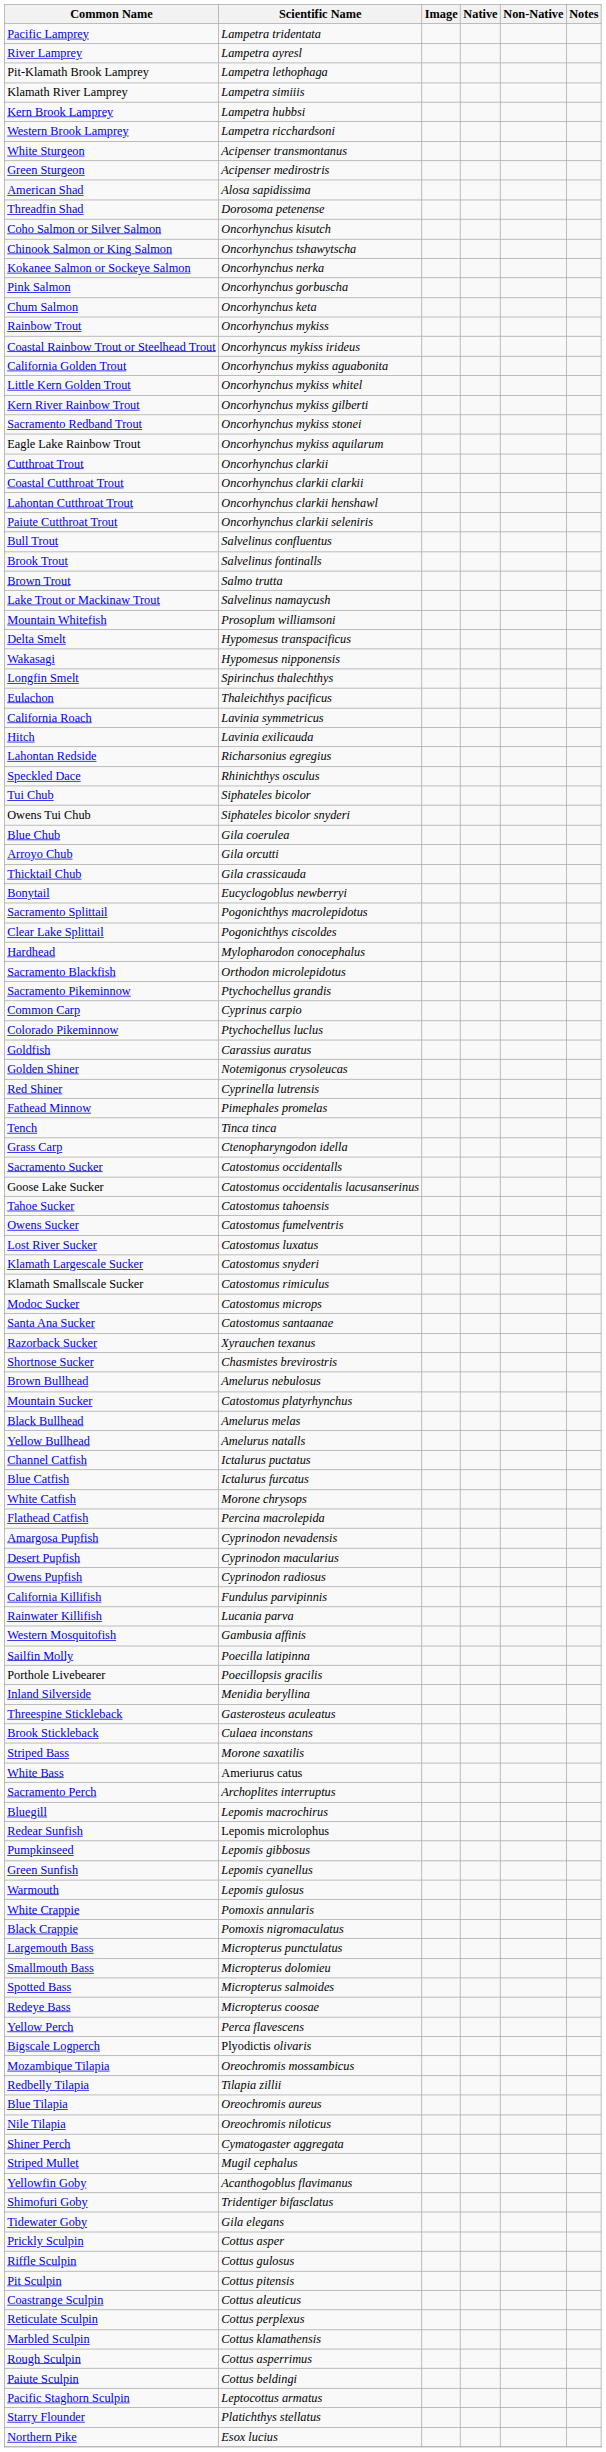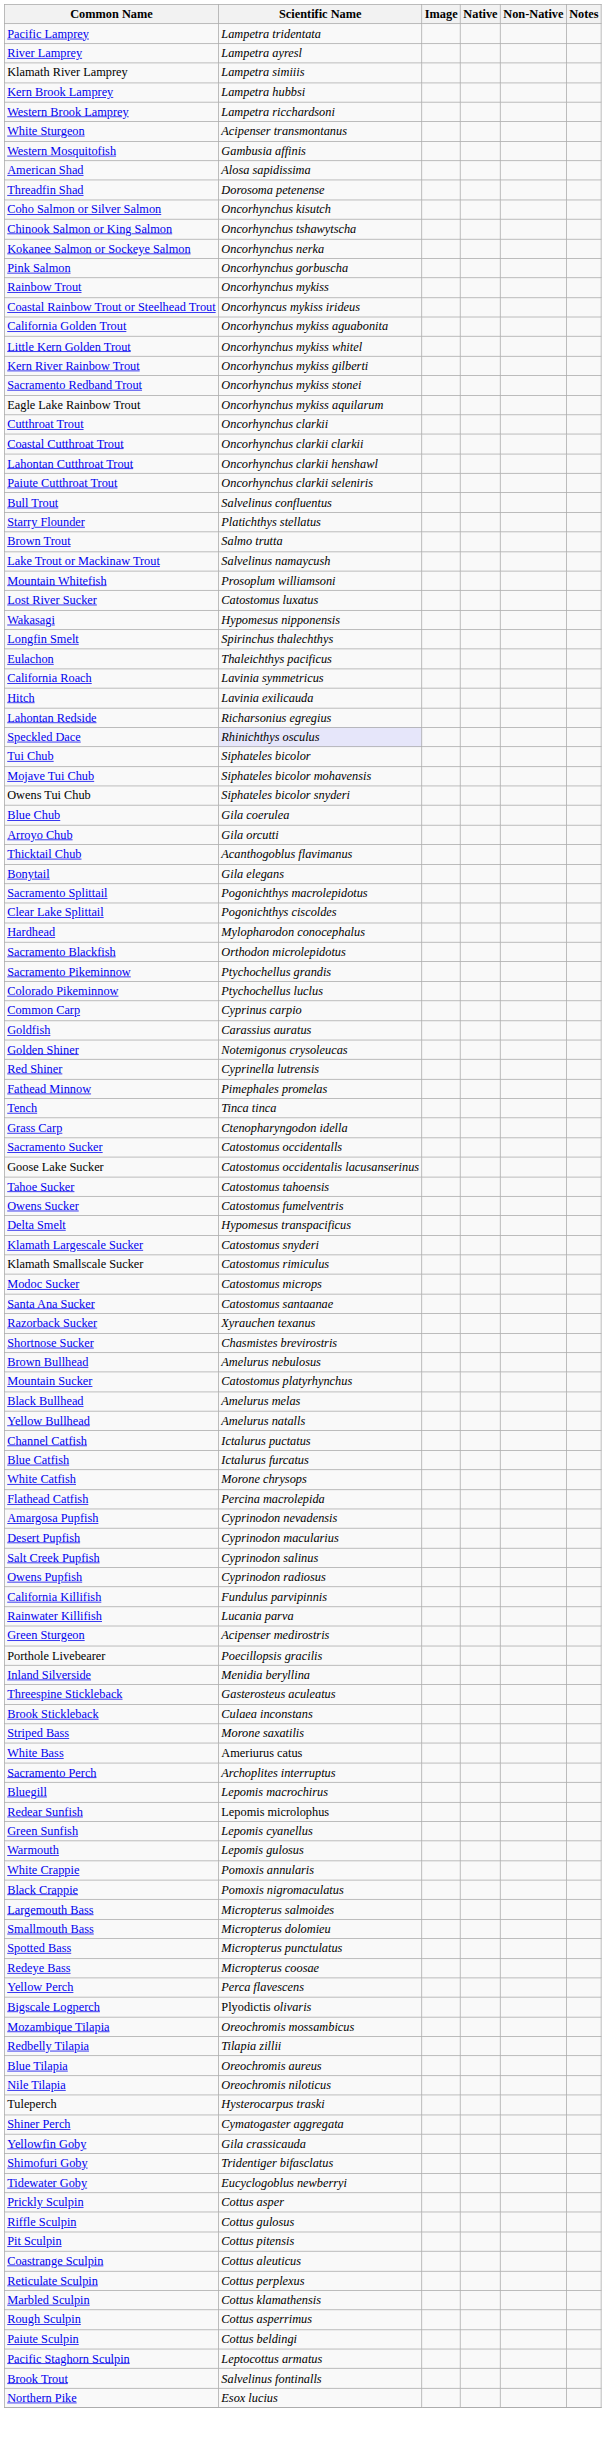- row: (78, 72)
rows swapped: (46, 170) <-> (62, 1635)
- row: (43, 307)
rows swapped: (38, 561) <-> (46, 2417)
rows swapped: (36, 639) <-> (52, 1245)
(270, 776) no background -> (270, 737) lavender background
+ row: (51, 776)
(264, 873) Gila crassicauda -> (287, 854) Acanthogoblus flavimanus
(284, 893) Eucyclogoblus newberryi -> (253, 873) Gila elegans
rows swapped: (63, 1030) <-> (44, 1010)
+ row: (53, 1557)
- row: (40, 1655)
- row: (40, 1850)
(282, 1948) Micropterus punctulatus -> (278, 1909) Micropterus salmoides
(278, 1987) Micropterus salmoides -> (282, 1948) Micropterus punctulatus
+ row: (32, 2104)
- row: (43, 2163)
(287, 2183) Acanthogoblus flavimanus -> (264, 2143) Gila crassicauda
(253, 2222) Gila elegans -> (284, 2183) Eucyclogoblus newberryi
